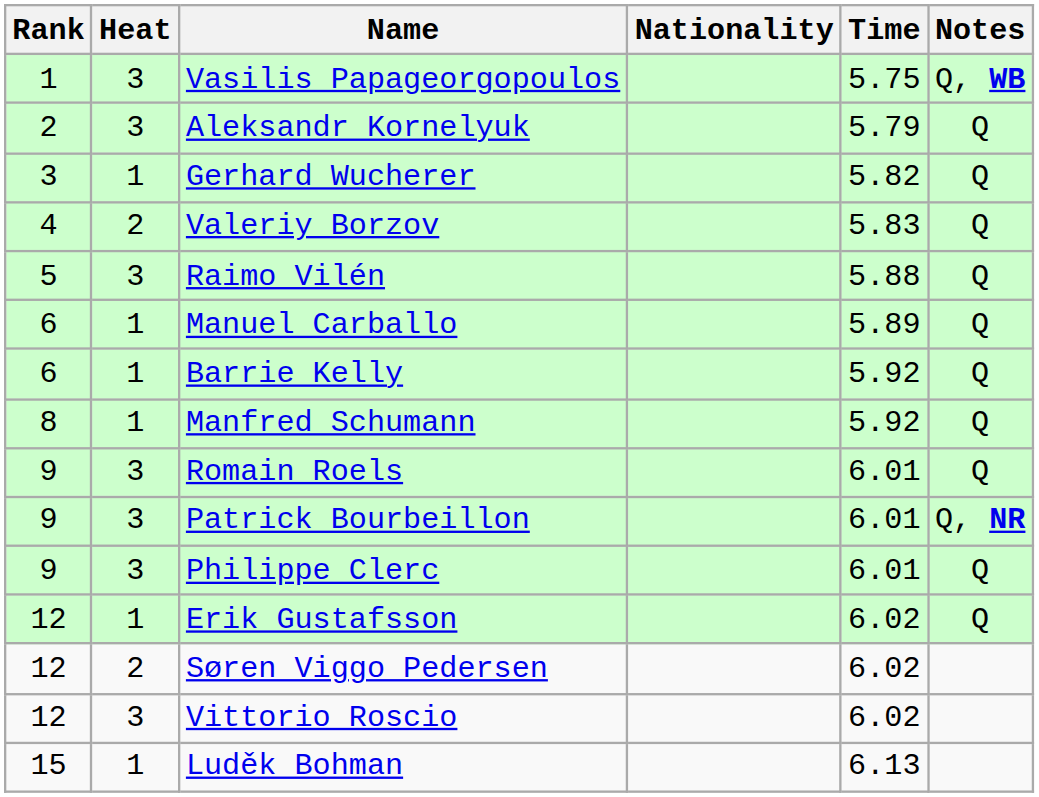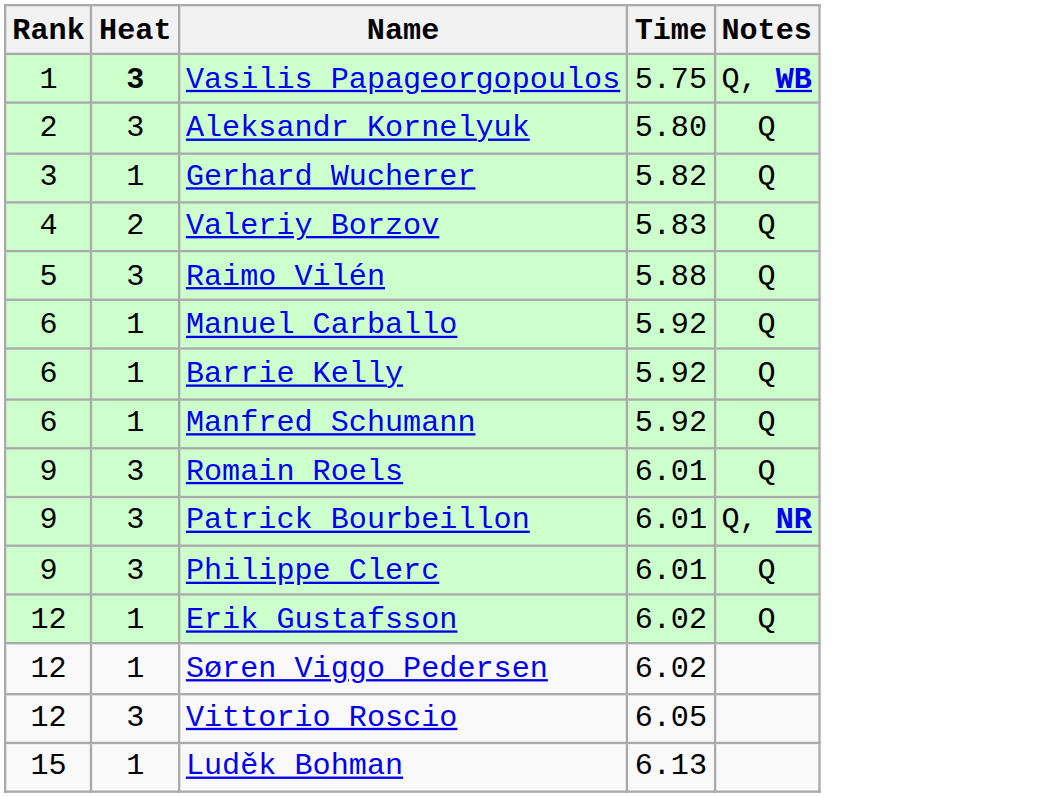- column: (734, 30)
(135, 79) normal -> (135, 79) bold
(884, 128) 5.79 -> (671, 128) 5.80
(884, 325) 5.89 -> (671, 325) 5.92
(49, 423) 8 -> (49, 423) 6
(135, 669) 2 -> (135, 669) 1
(884, 718) 6.02 -> (671, 718) 6.05
